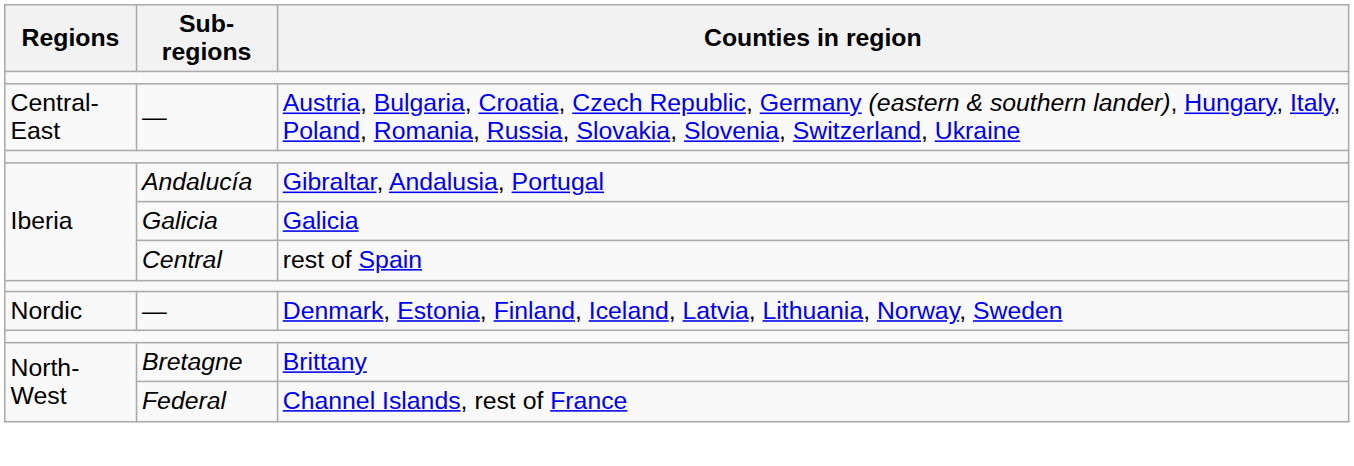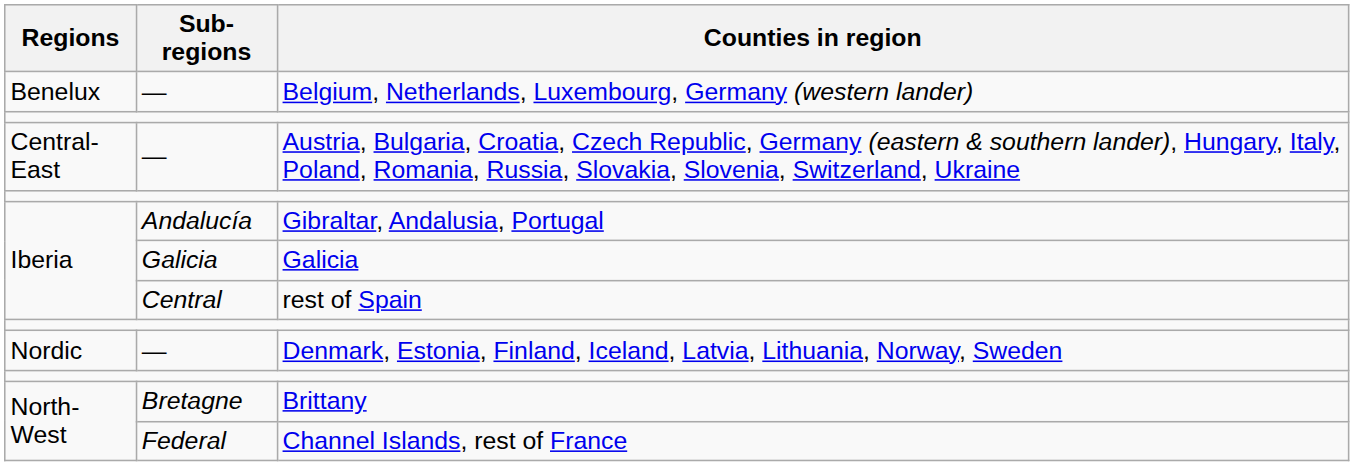+ row: (154, 91)
